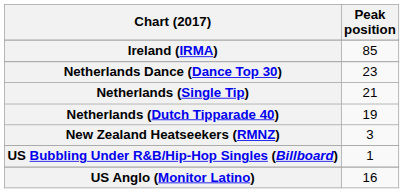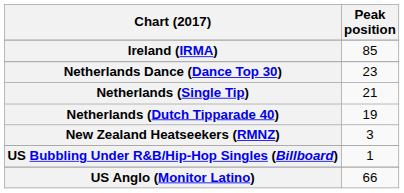(370, 177) 16 -> (370, 177) 66
